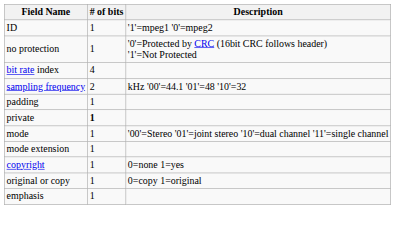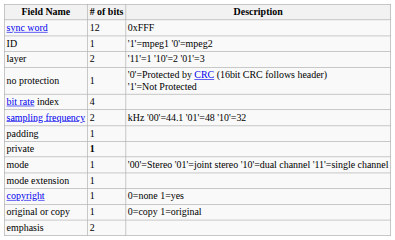+ row: (27, 28)
+ row: (17, 59)
(92, 196) 1 -> (92, 228) 2
